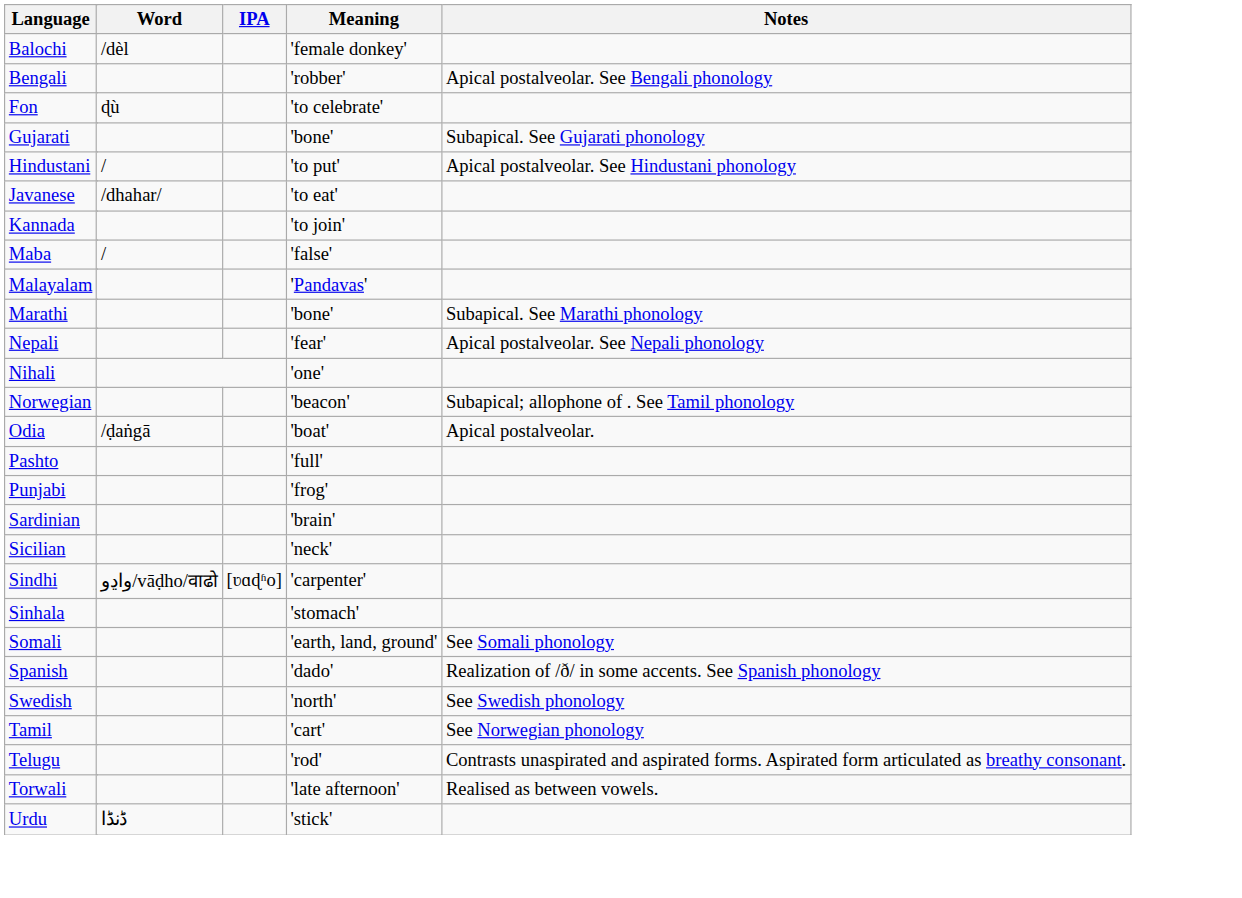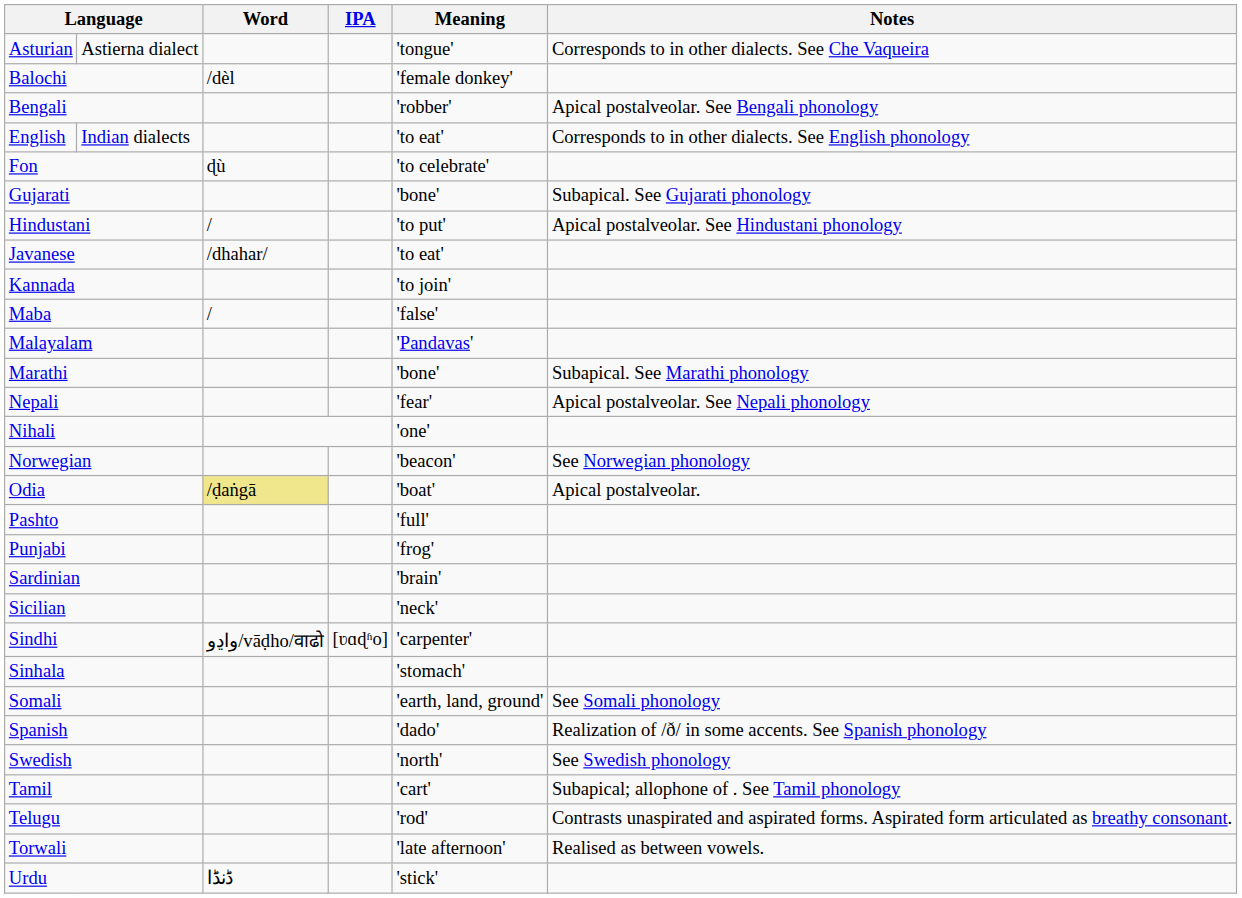+ row: (41, 48)
+ row: (37, 136)
(620, 401) Subapical; allophone of . See Tamil phonology -> (651, 460) See Norwegian phonology
(126, 431) no background -> (232, 490) khaki background
(545, 730) See Norwegian phonology -> (726, 789) Subapical; allophone of . See Tamil phonology
